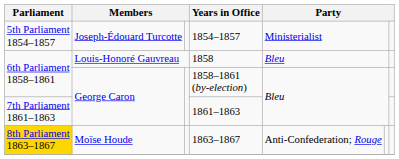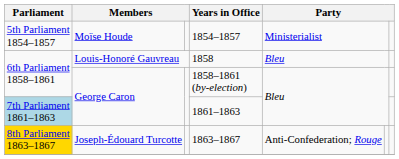(128, 36) Joseph-Édouard Turcotte -> (104, 36) Moïse Houde
(38, 111) no background -> (38, 111) lightblue background
(104, 140) Moïse Houde -> (128, 140) Joseph-Édouard Turcotte
